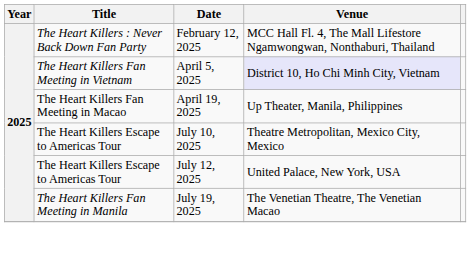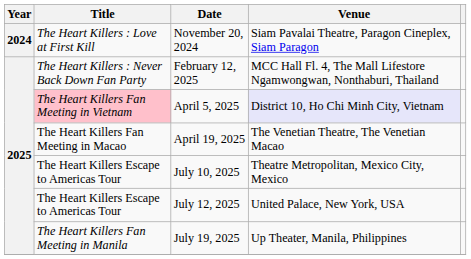+ row: (209, 40)
(91, 73) no background -> (91, 106) pink background
(325, 106) Up Theater, Manila, Philippines -> (338, 139) The Venetian Theatre, The Venetian Macao
(334, 205) The Venetian Theatre, The Venetian Macao -> (329, 238) Up Theater, Manila, Philippines
